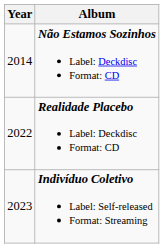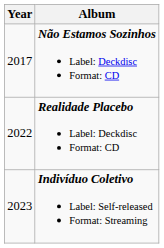(20, 60) 2014 -> (20, 60) 2017
